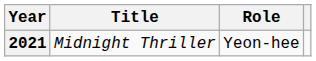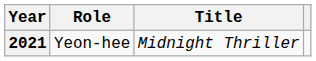columns swapped: (135, 18) <-> (261, 18)
